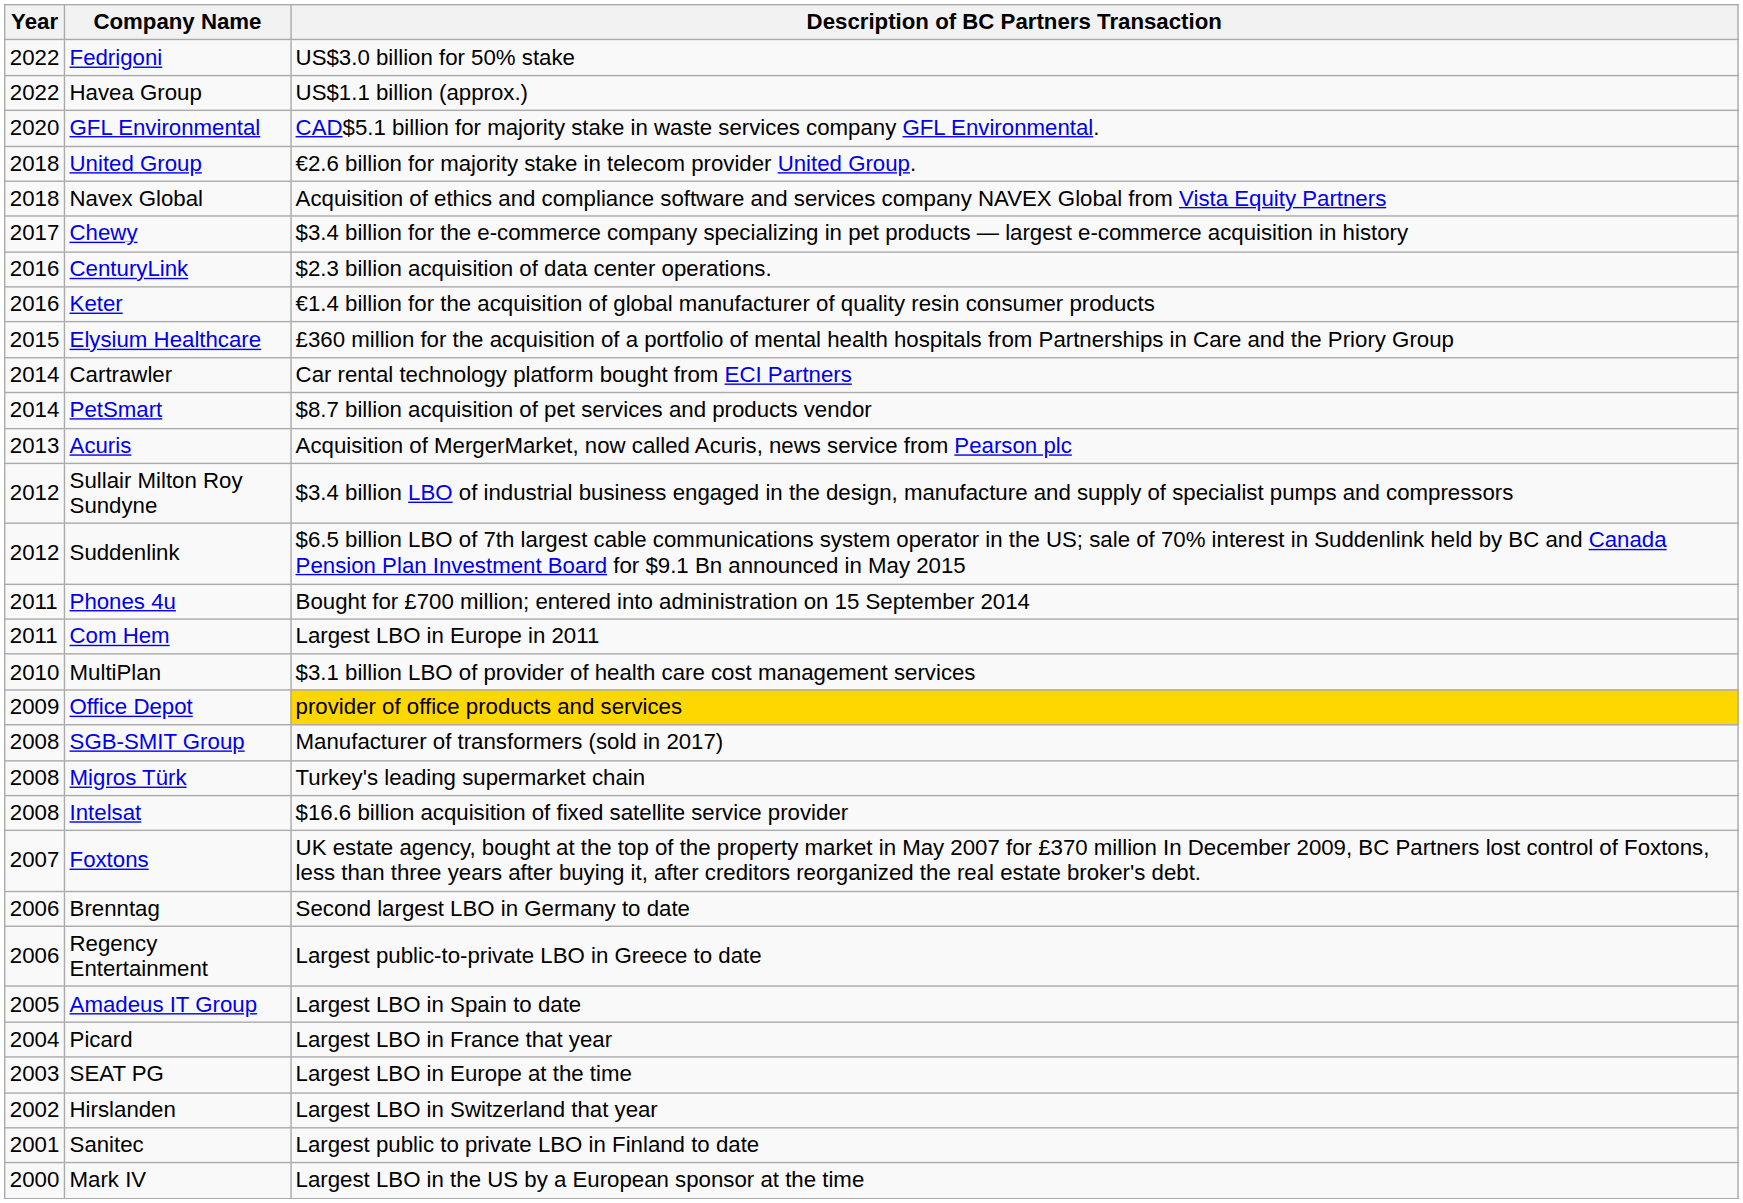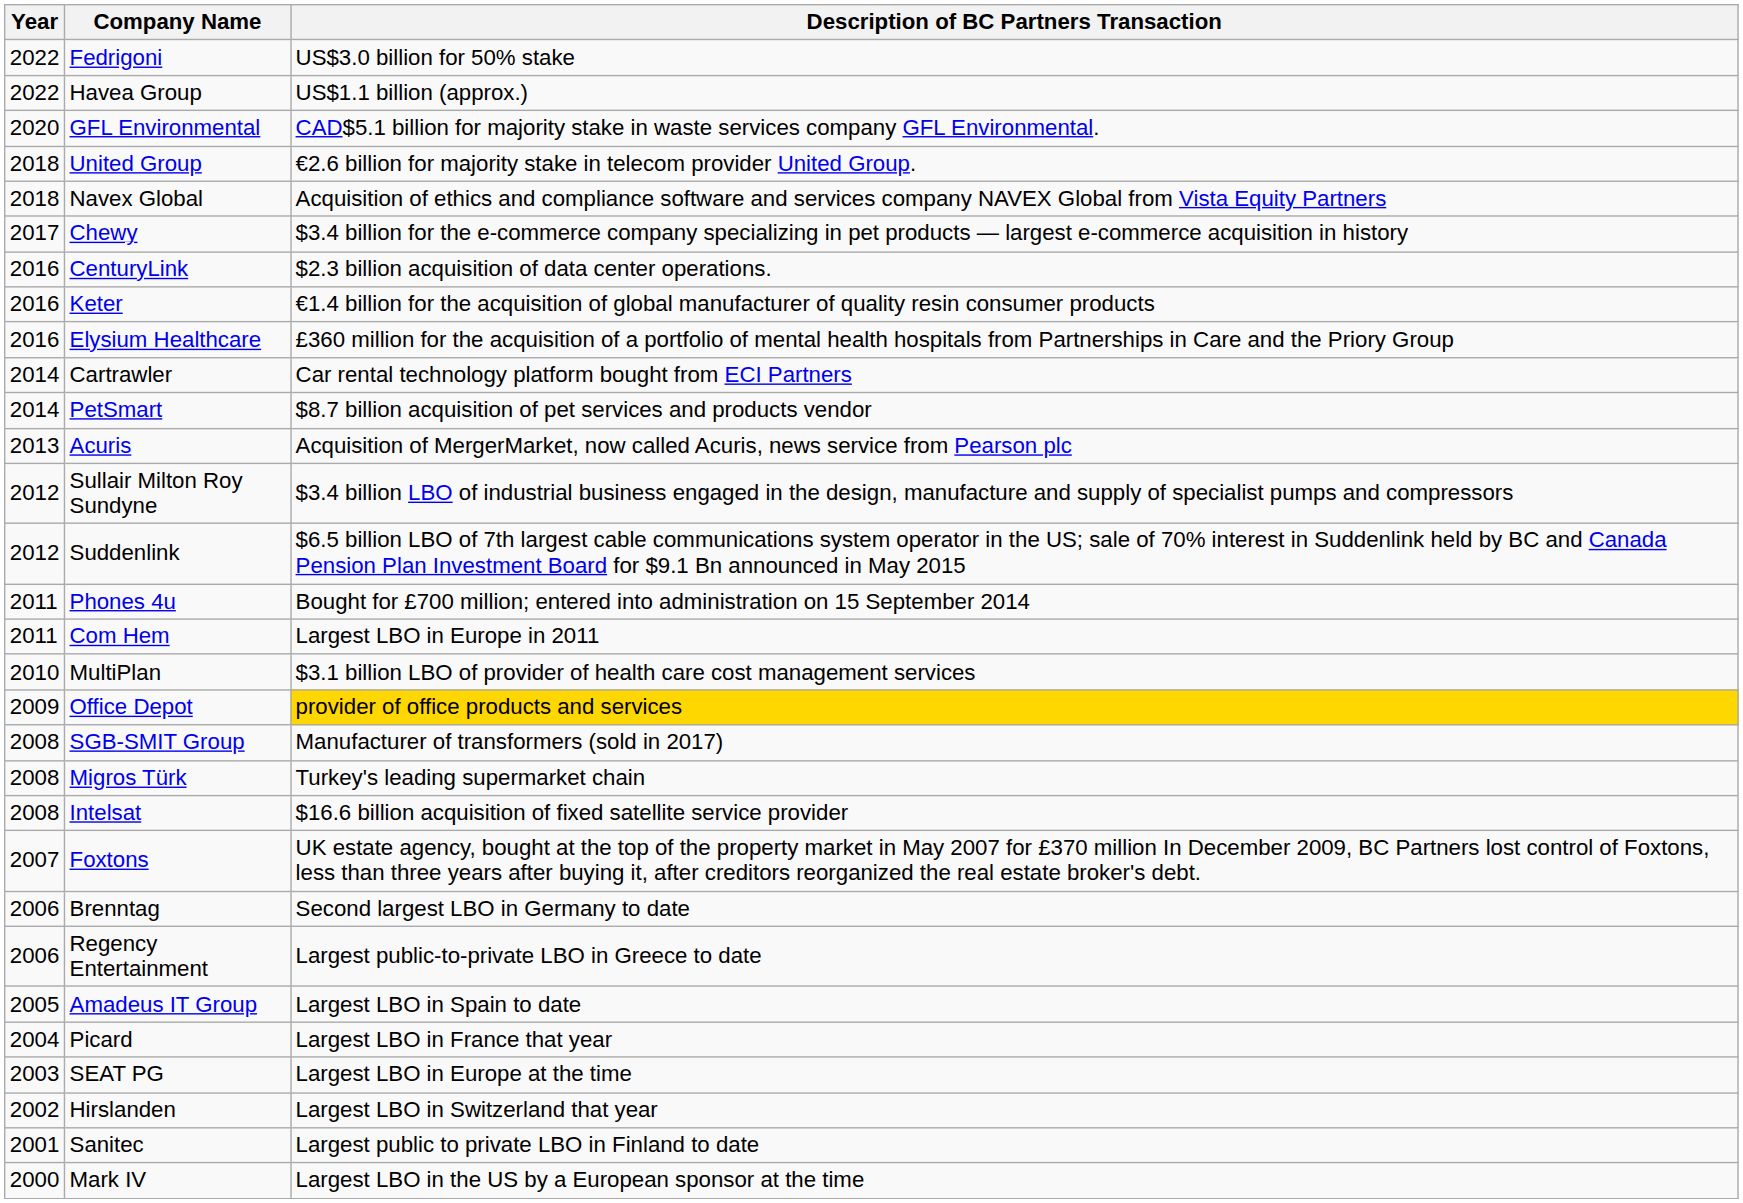(35, 339) 2015 -> (35, 339) 2016
